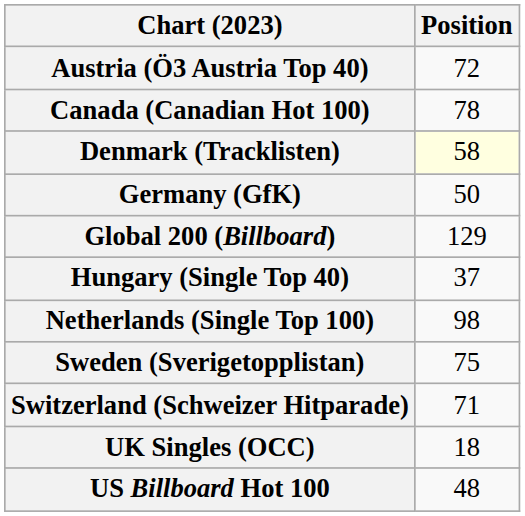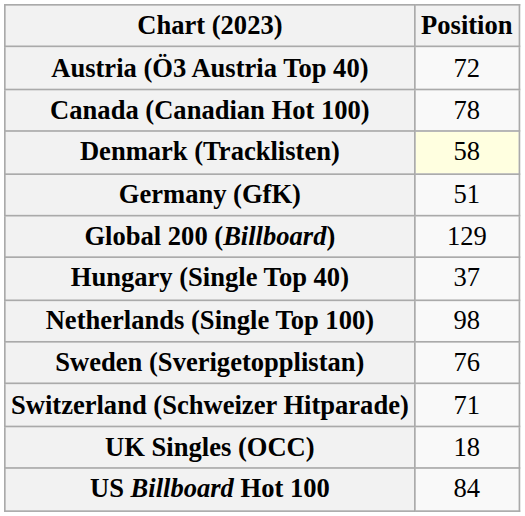(467, 194) 50 -> (467, 194) 51
(467, 362) 75 -> (467, 362) 76
(467, 488) 48 -> (467, 488) 84
